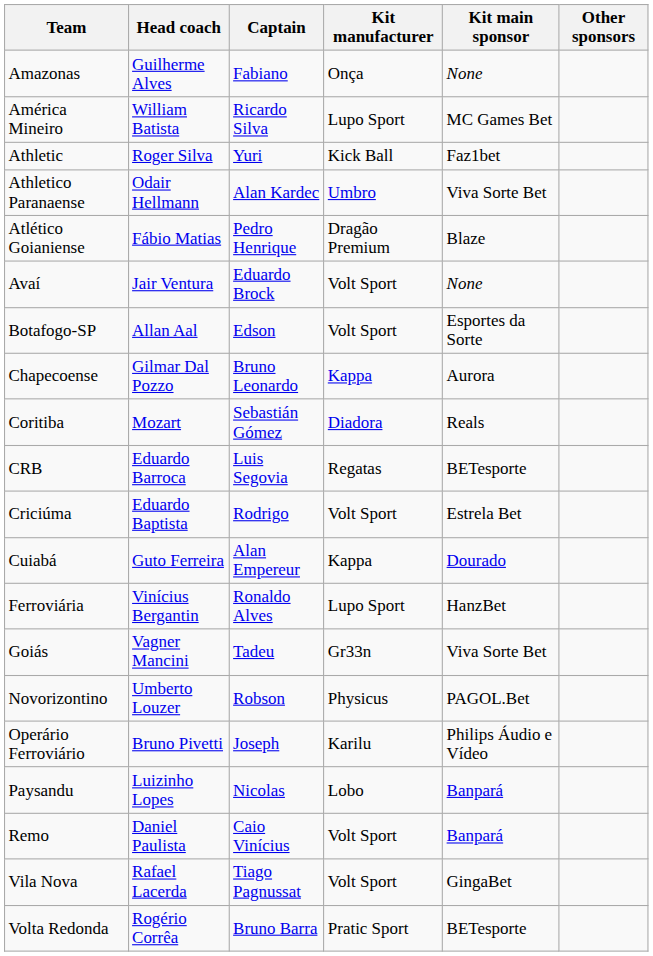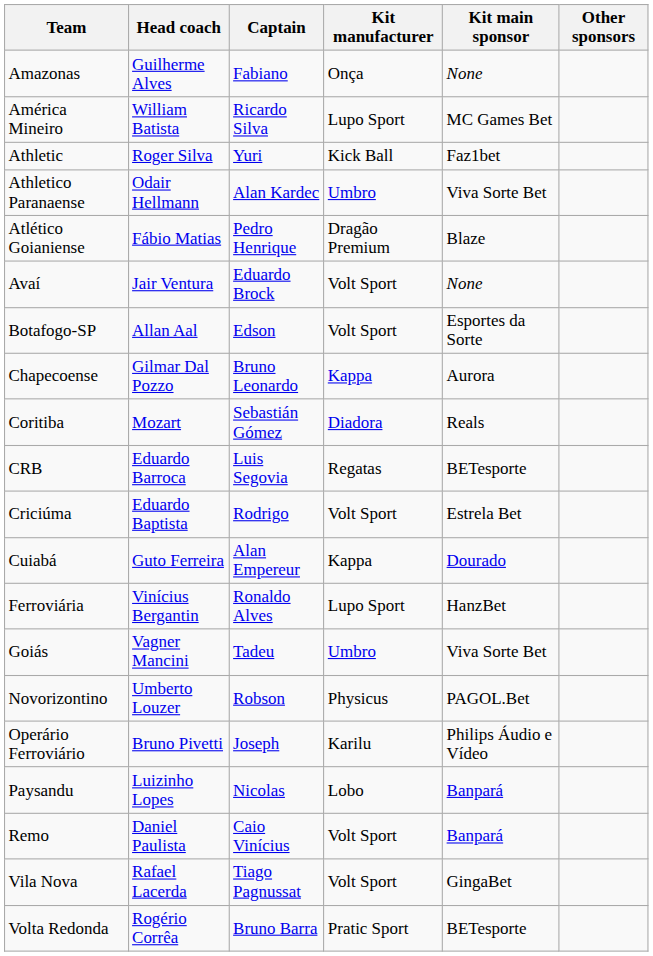(349, 652) Gr33n -> (352, 652) Umbro
